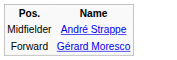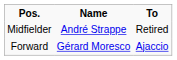+ column: (152, 13)
